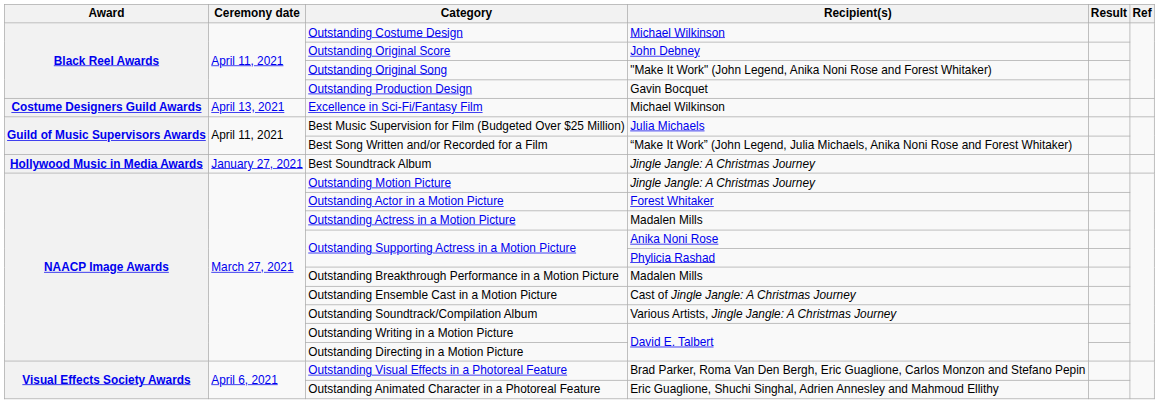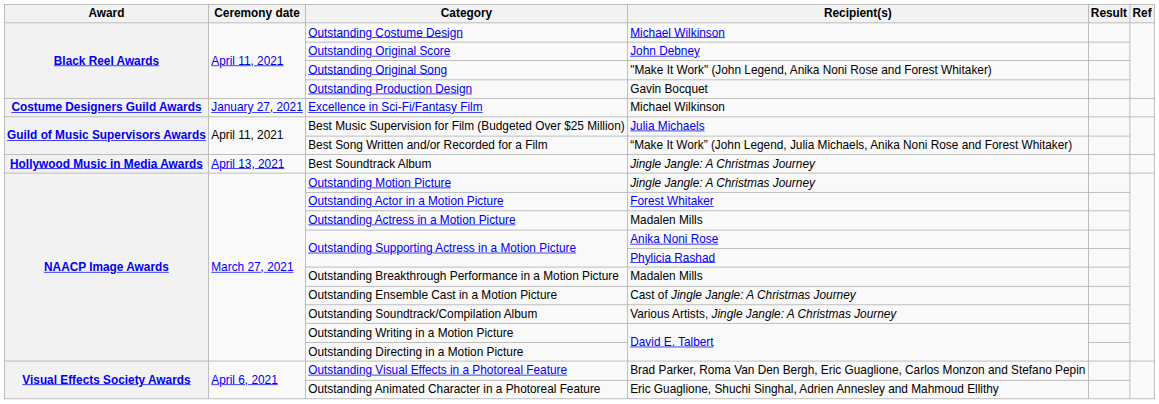(248, 107) April 13, 2021 -> (257, 107) January 27, 2021
(257, 164) January 27, 2021 -> (248, 164) April 13, 2021
